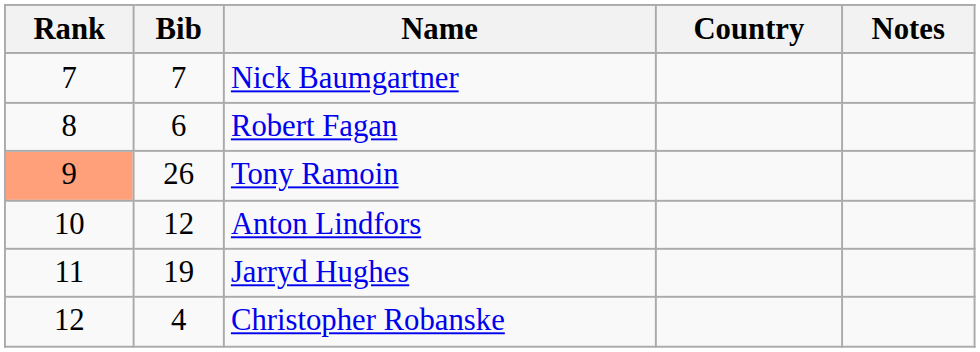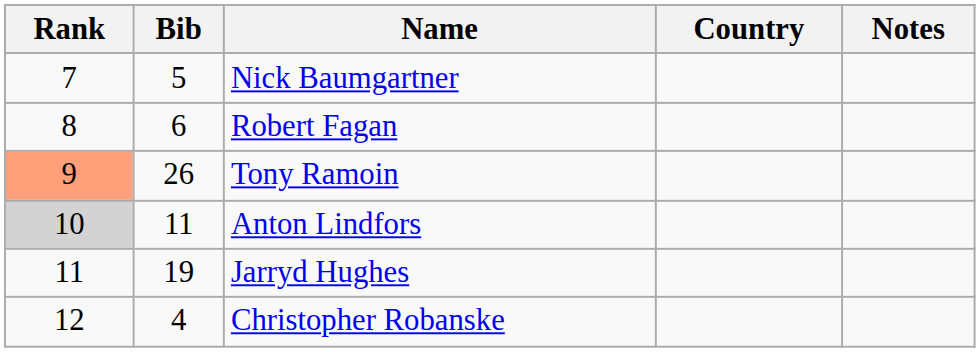(179, 77) 7 -> (179, 77) 5
(69, 223) no background -> (69, 223) lightgrey background
(179, 223) 12 -> (179, 223) 11
